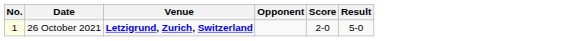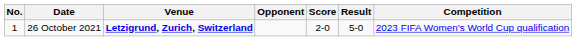+ column: (473, 12)
(15, 28) lightyellow background -> (15, 28) no background
